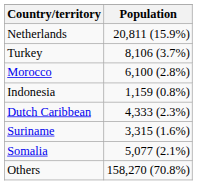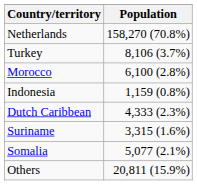(152, 33) 20,811 (15.9%) -> (148, 33) 158,270 (70.8%)
(148, 170) 158,270 (70.8%) -> (152, 170) 20,811 (15.9%)
